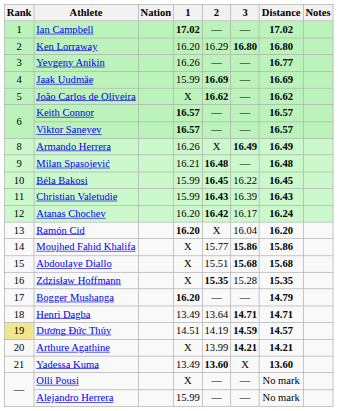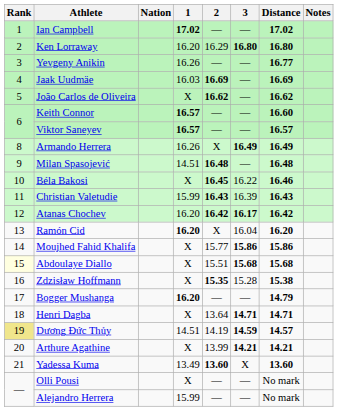(188, 79) 15.99 -> (188, 79) 16.03
(281, 113) 16.57 -> (281, 113) 16.60
(188, 163) 16.21 -> (188, 163) 14.51
(188, 180) 15.99 -> (188, 180) X
(281, 180) 16.45 -> (281, 180) 16.46
(245, 213) normal -> (245, 213) bold
(281, 213) 16.24 -> (281, 213) 16.42
(19, 264) no background -> (19, 264) lightyellow background
(281, 280) 15.35 -> (281, 280) 15.38
(188, 314) 13.49 -> (188, 314) X
